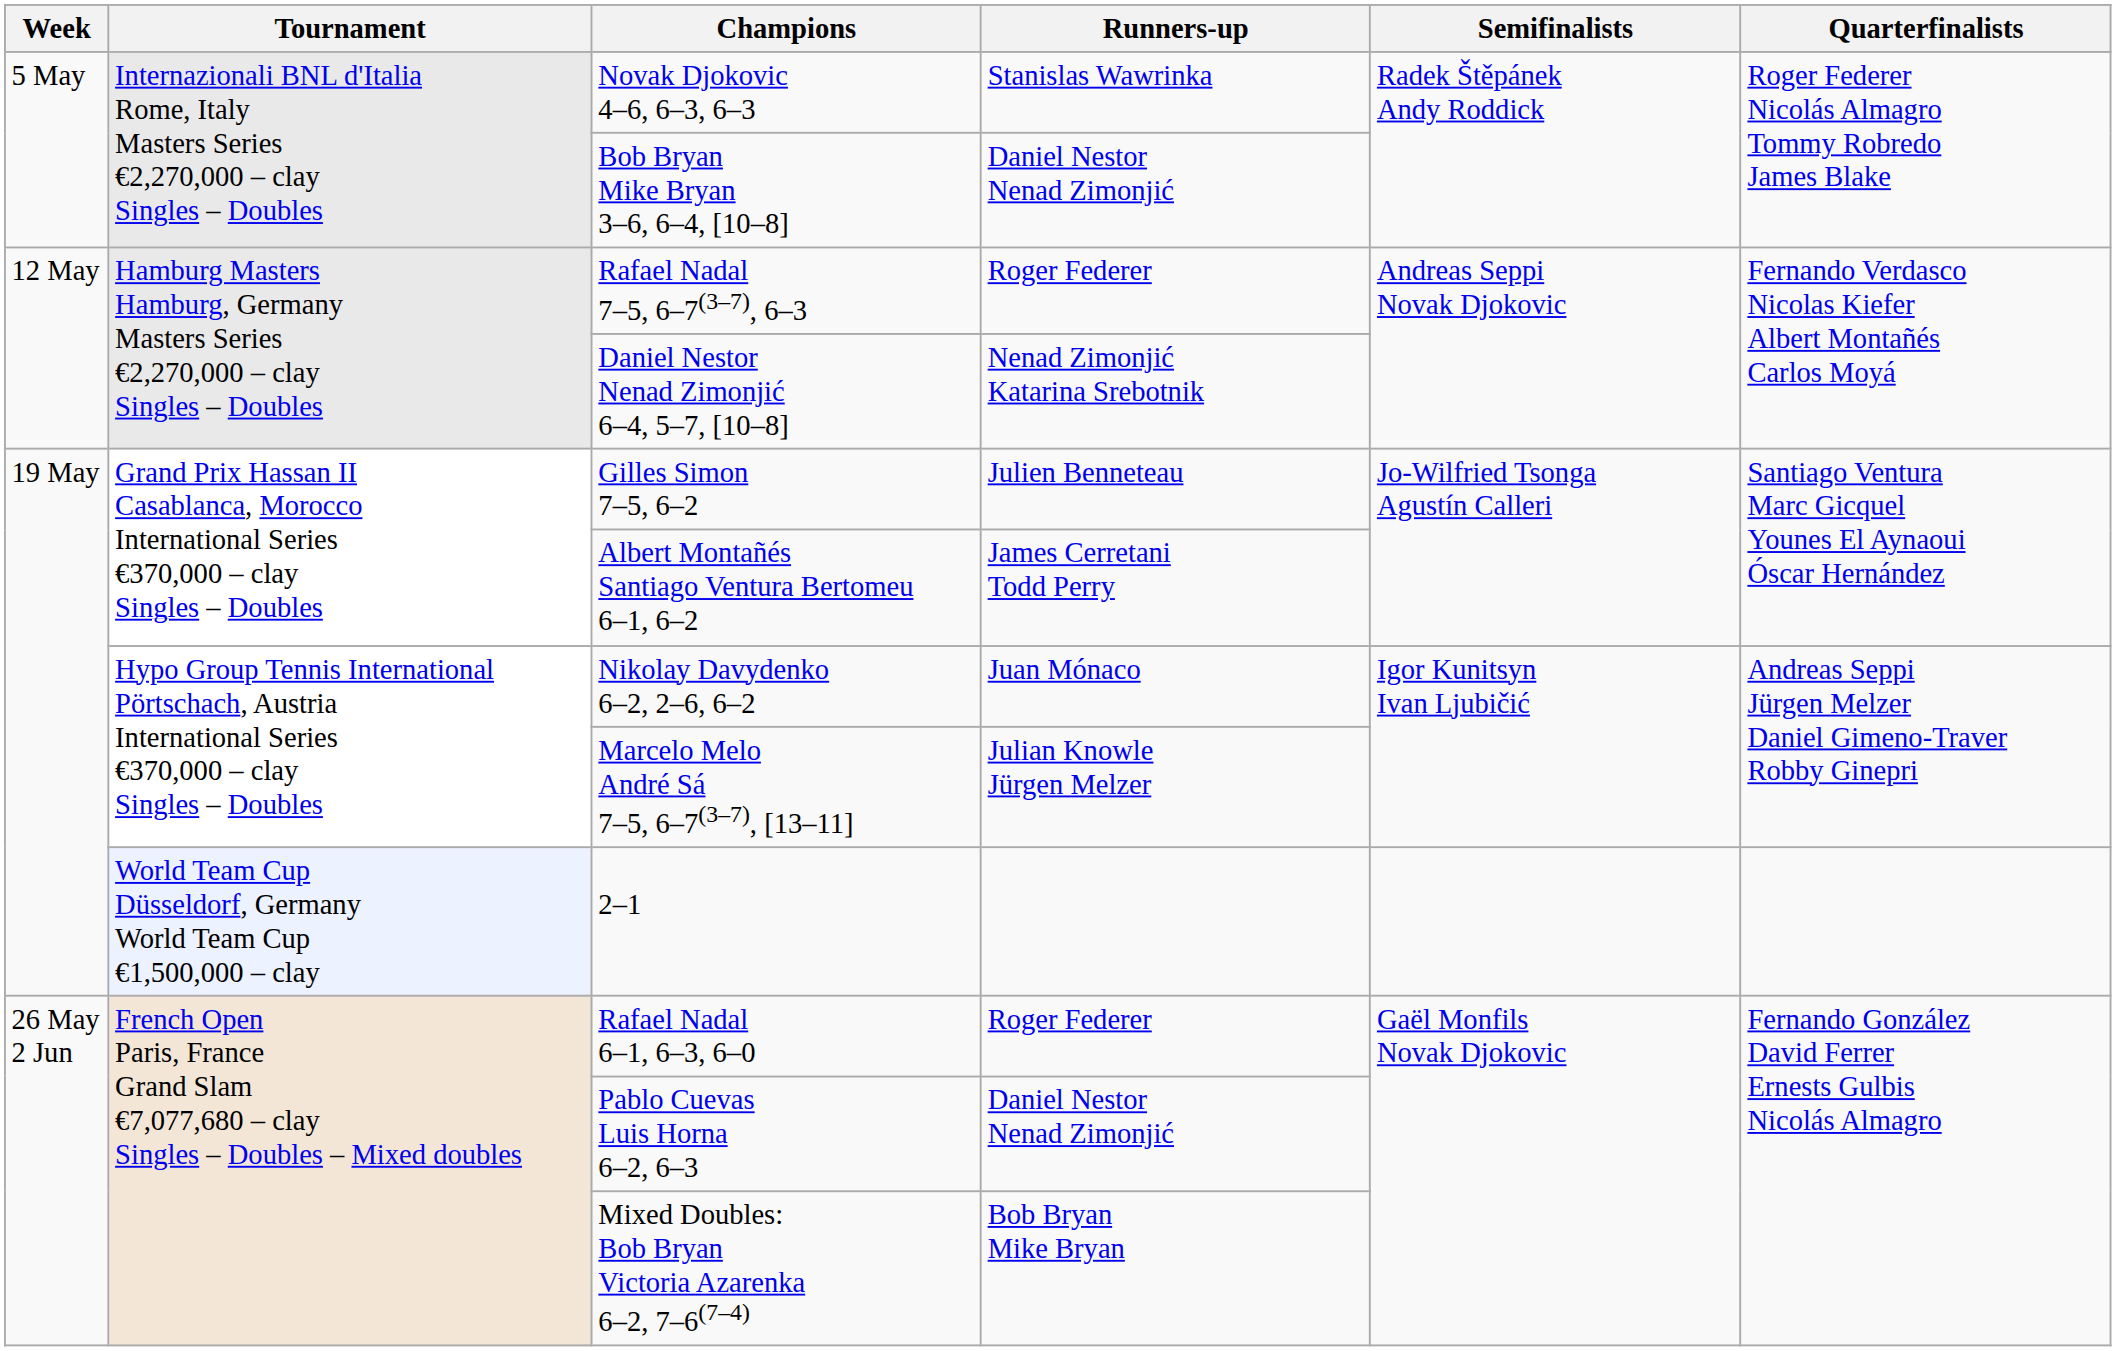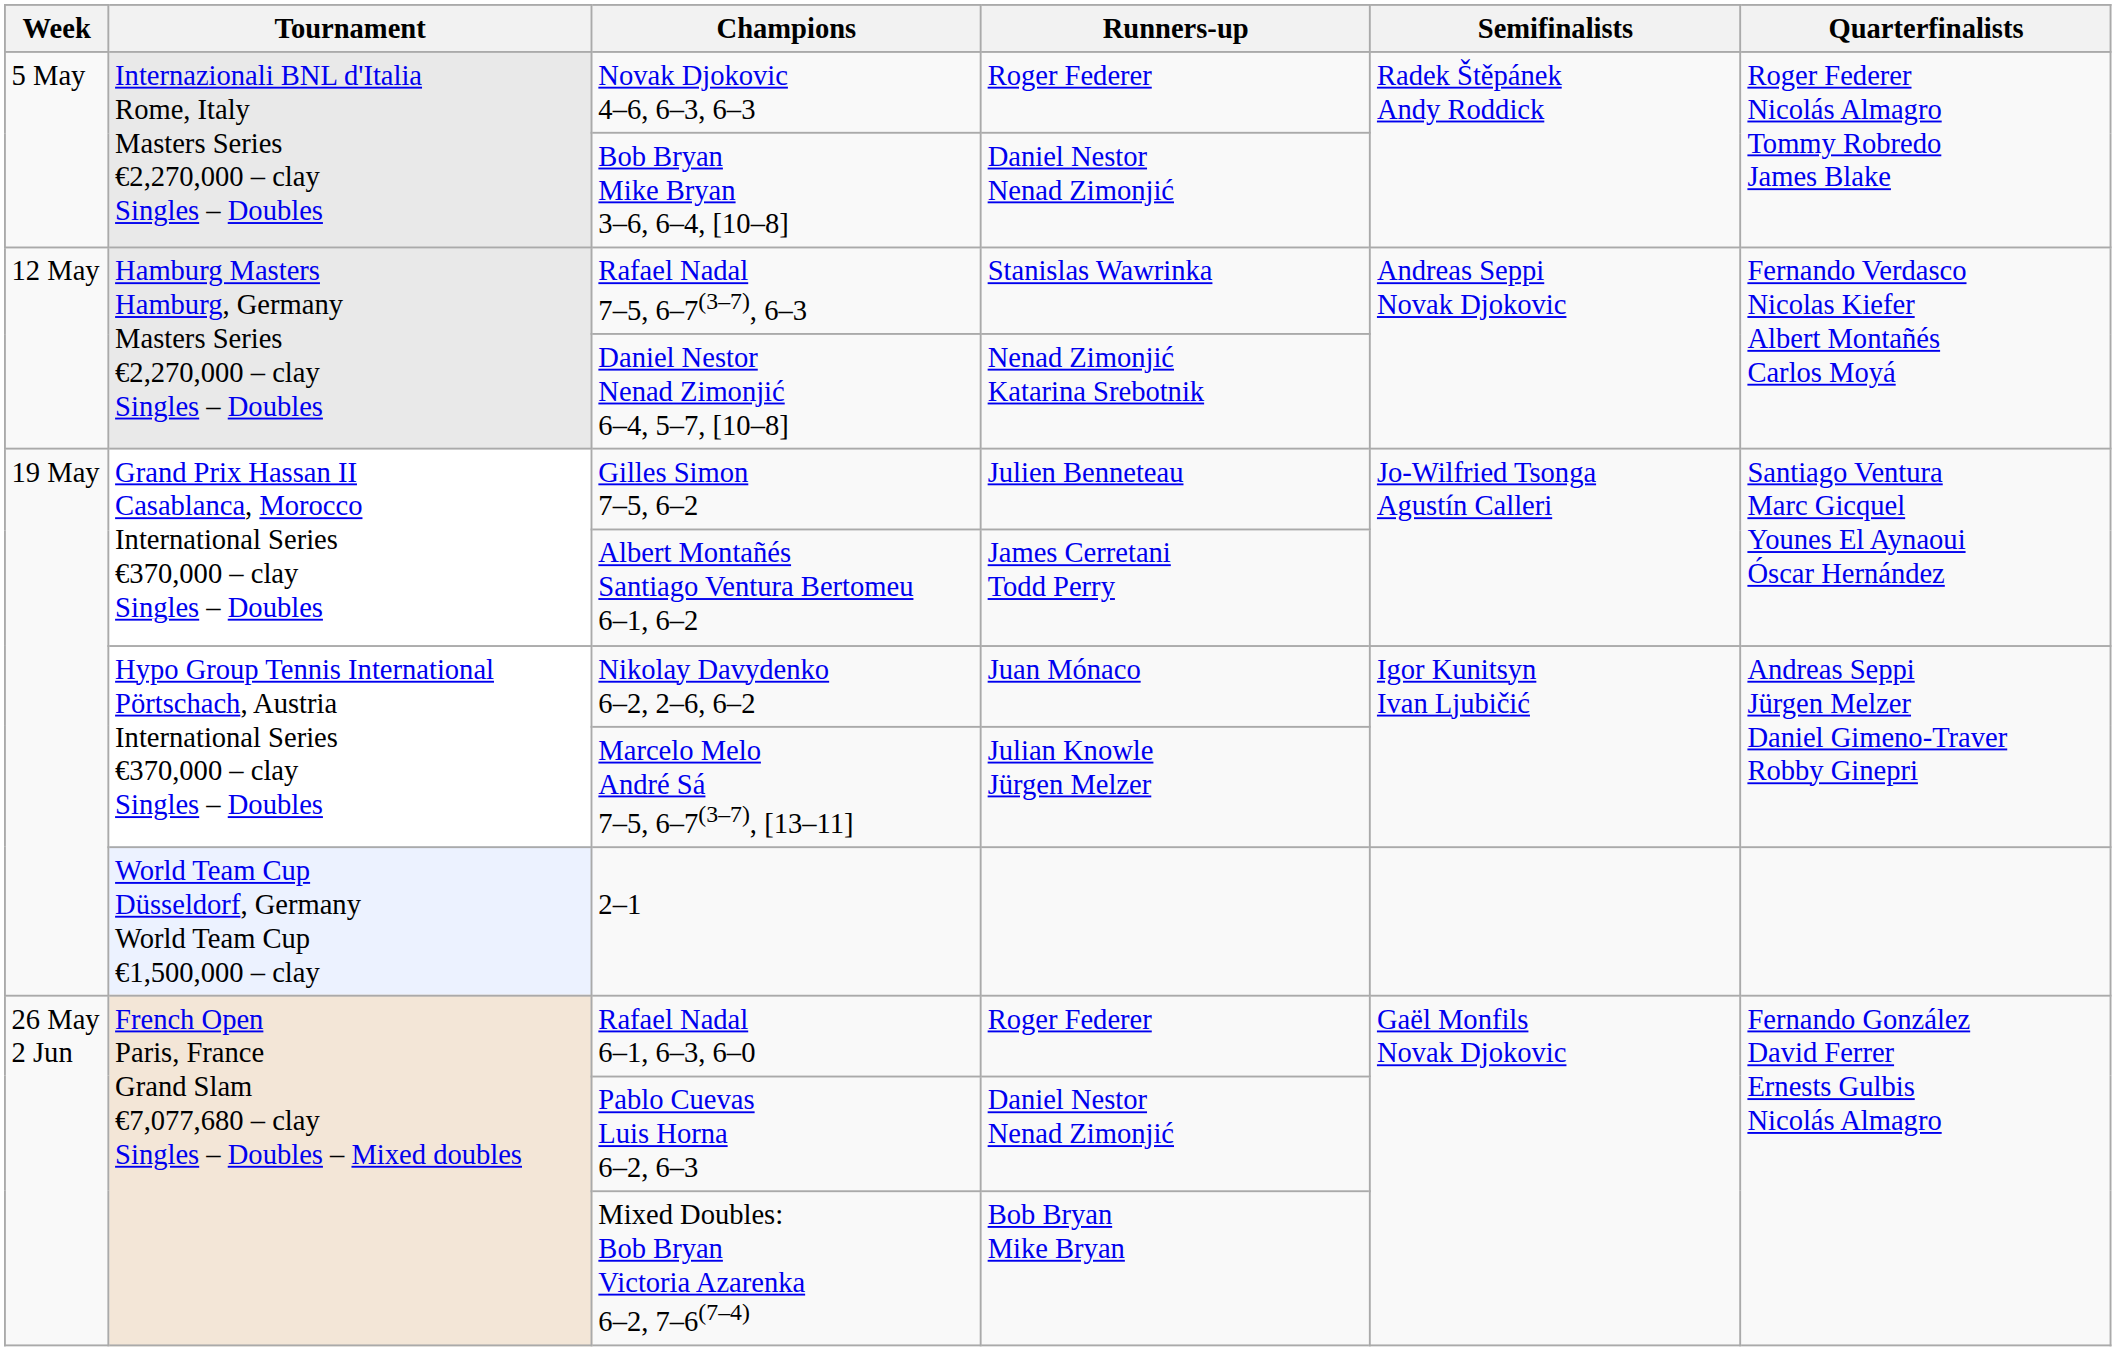(1100, 75) Stanislas Wawrinka -> (1070, 75) Roger Federer
(1070, 271) Roger Federer -> (1100, 271) Stanislas Wawrinka
